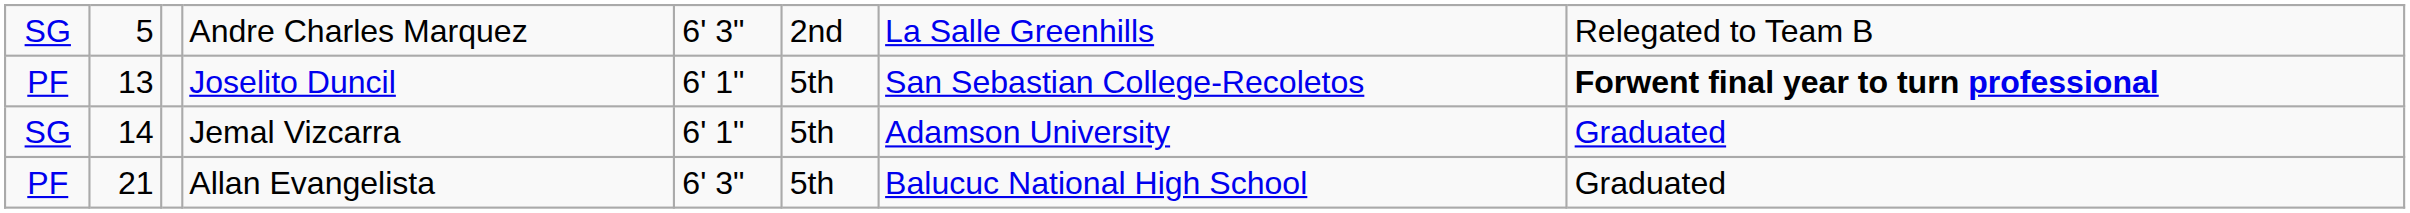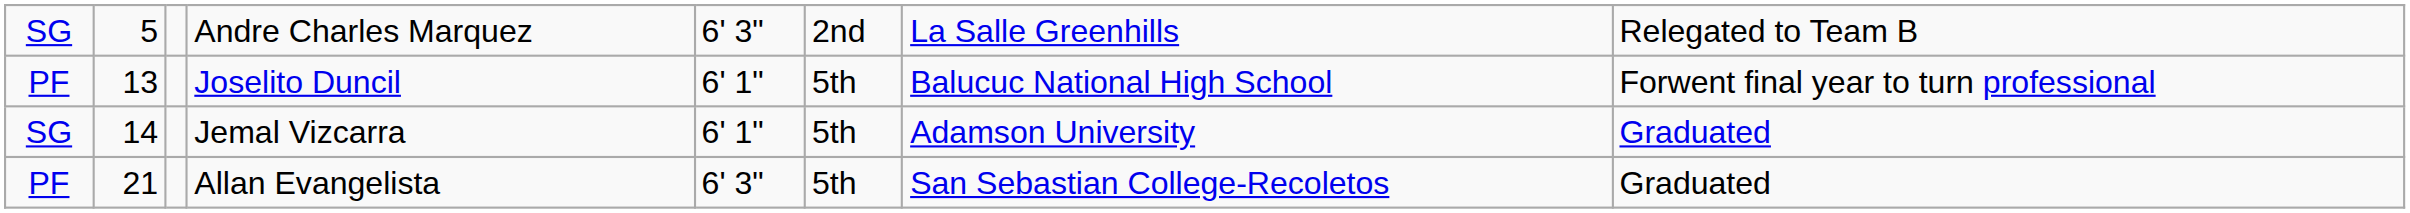(1125, 81) San Sebastian College-Recoletos -> (1121, 81) Balucuc National High School
(1867, 81) bold -> (1888, 81) normal
(1096, 183) Balucuc National High School -> (1150, 183) San Sebastian College-Recoletos
